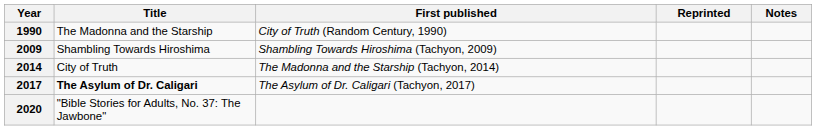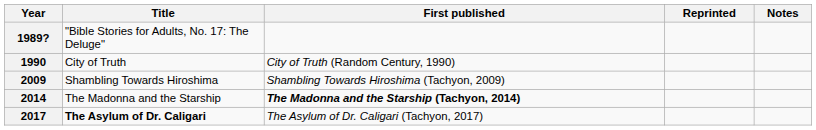+ row: (33, 37)
(135, 31) The Madonna and the Starship -> (96, 62) City of Truth
(87, 67) City of Truth -> (143, 98) The Madonna and the Starship
(379, 67) normal -> (393, 98) bold
- row: (29, 109)
